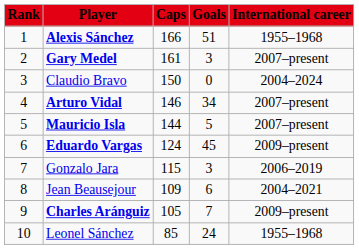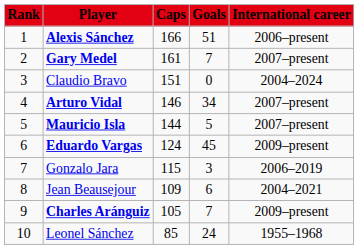(291, 37) 1955–1968 -> (291, 37) 2006–present
(209, 59) 3 -> (209, 59) 7
(171, 80) 150 -> (171, 80) 151
